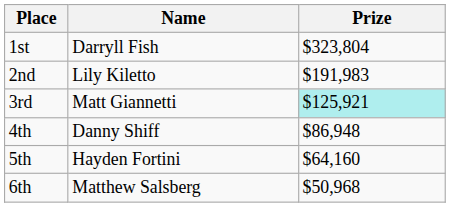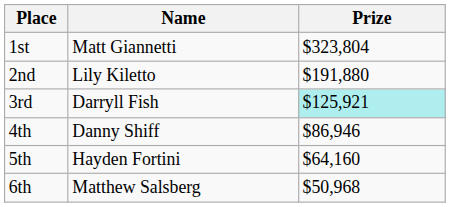(116, 46) Darryll Fish -> (124, 46) Matt Giannetti
(336, 74) $191,983 -> (336, 74) $191,880
(124, 103) Matt Giannetti -> (116, 103) Darryll Fish
(331, 131) $86,948 -> (331, 131) $86,946
